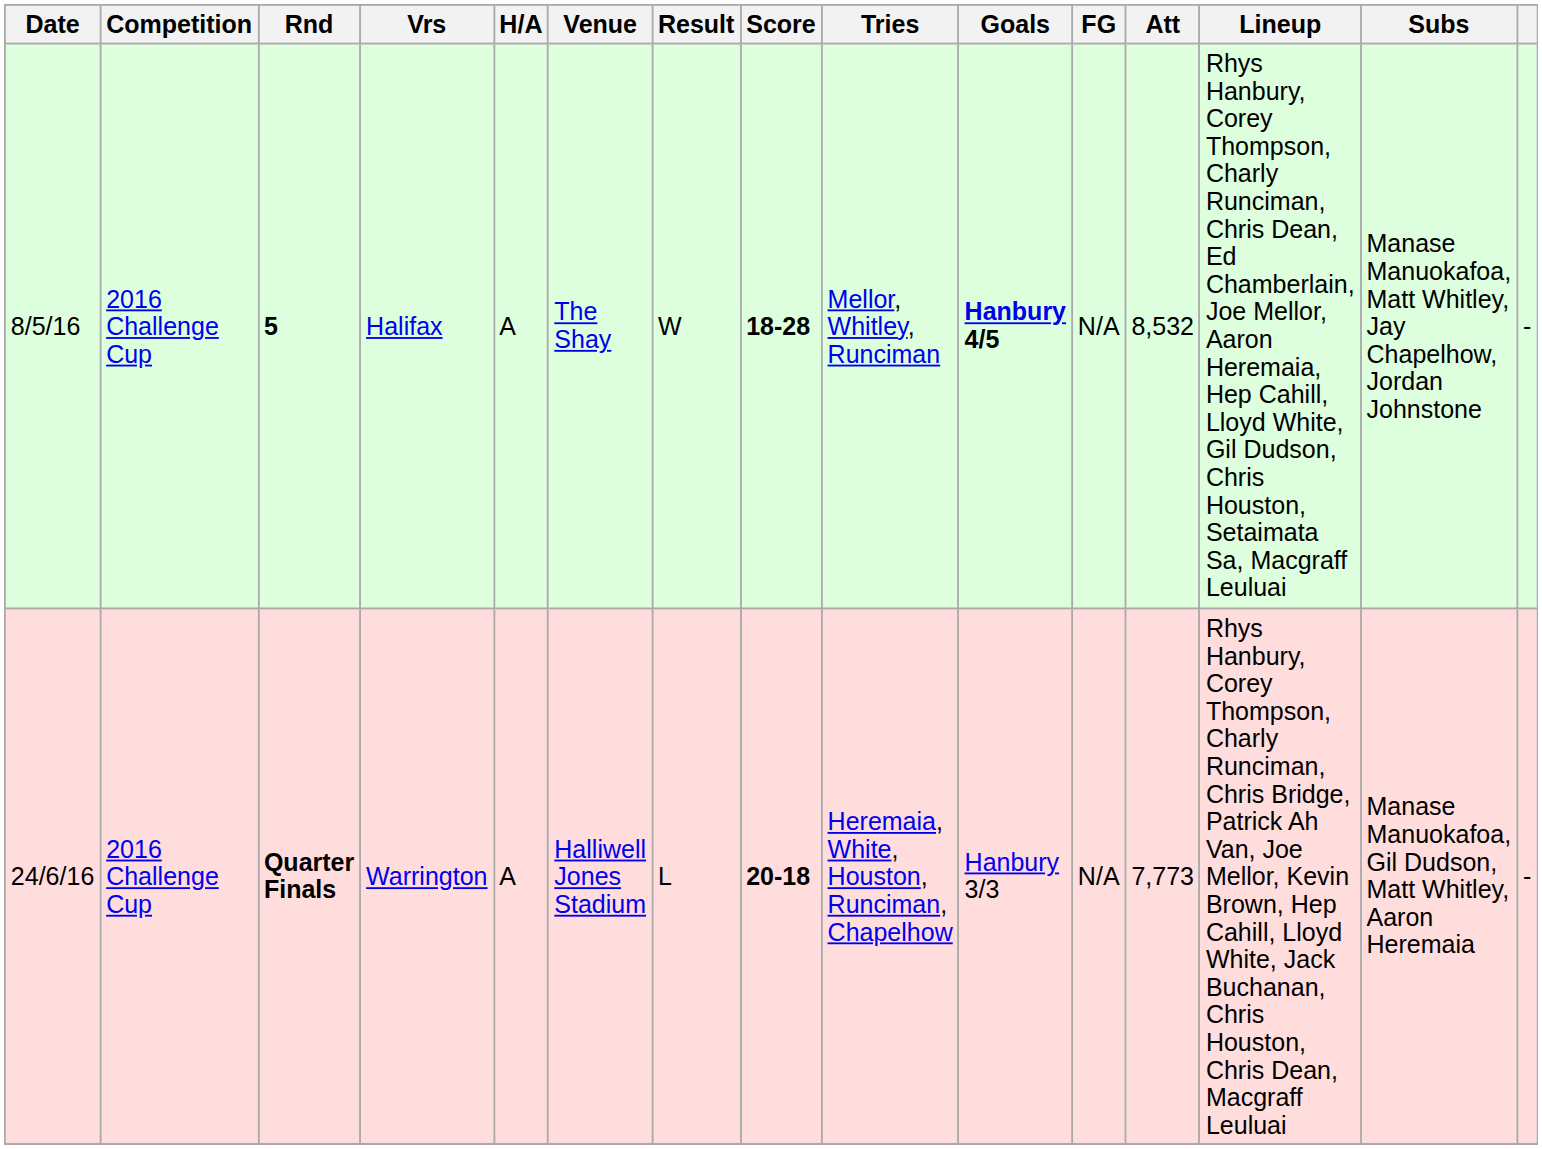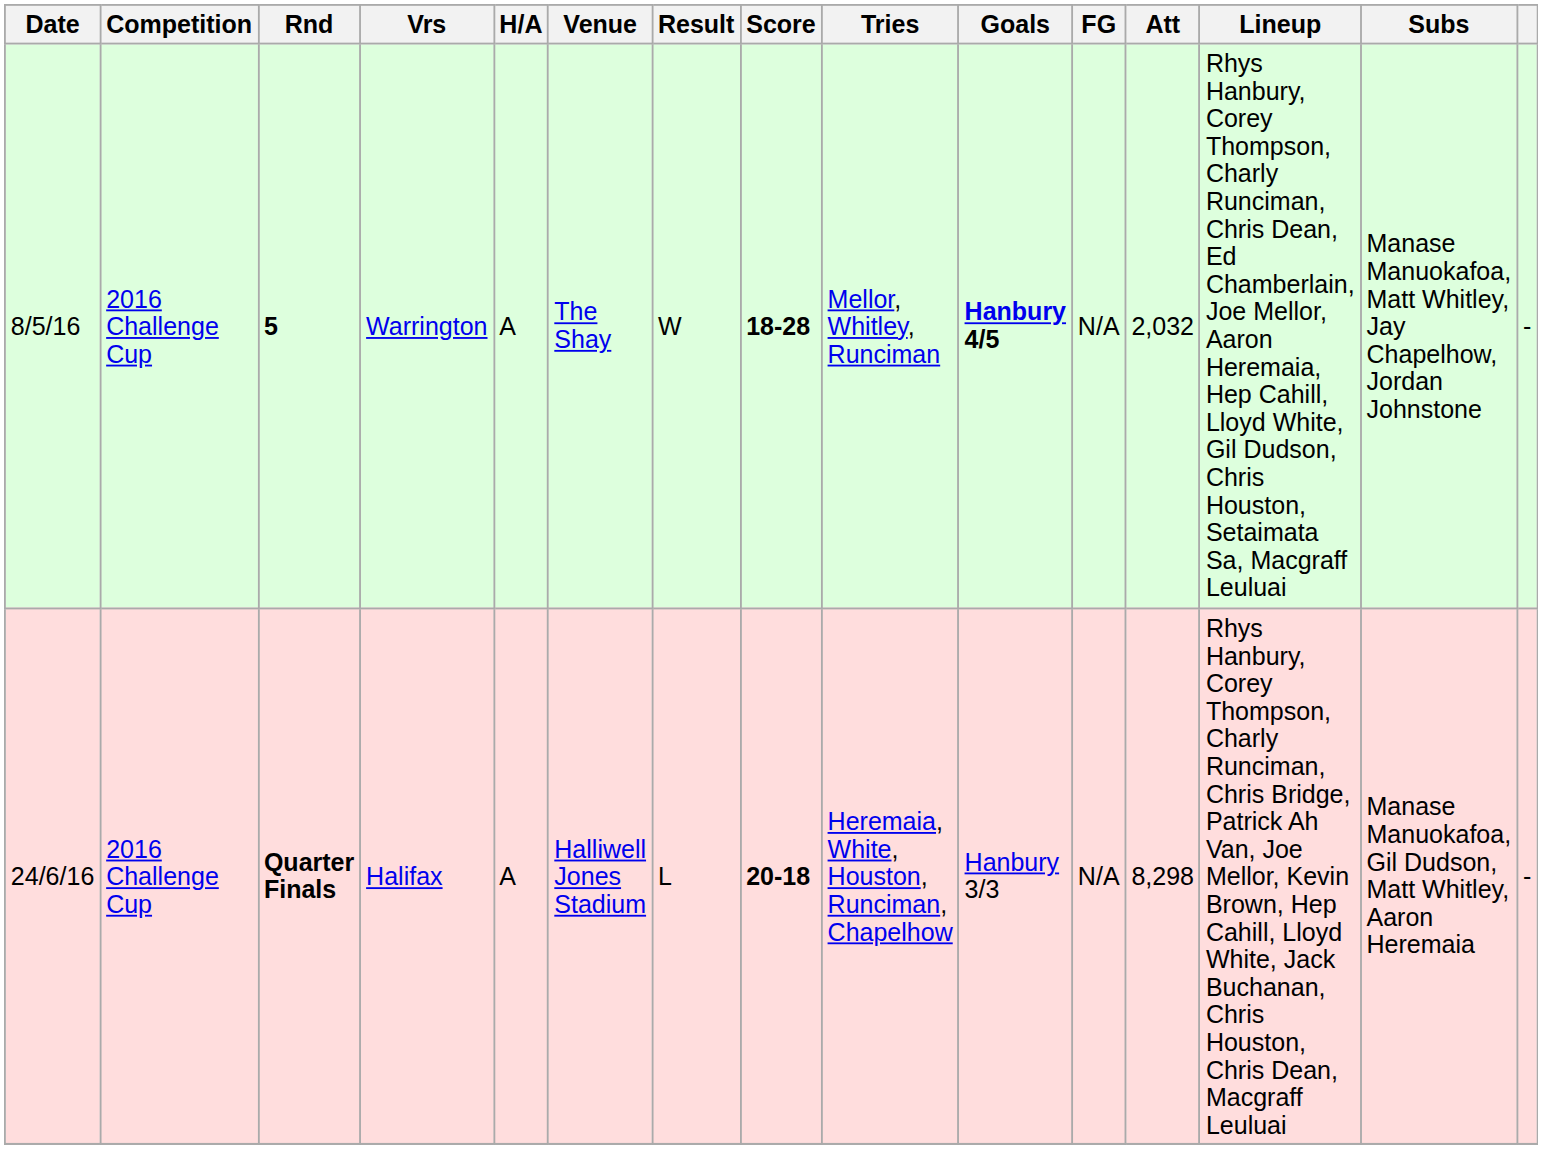(404, 326) Halifax -> (427, 326) Warrington
(1163, 326) 8,532 -> (1163, 326) 2,032
(427, 876) Warrington -> (404, 876) Halifax
(1163, 876) 7,773 -> (1163, 876) 8,298
